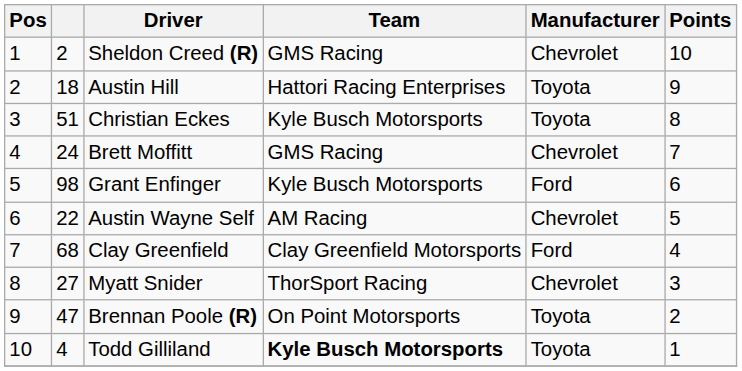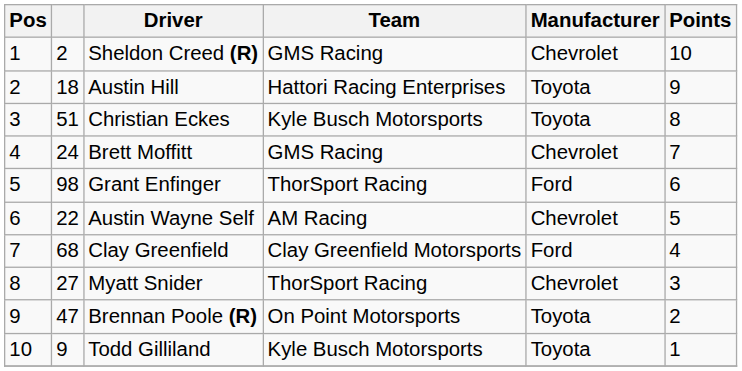(375, 184) Kyle Busch Motorsports -> (347, 184) ThorSport Racing
(62, 348) 4 -> (62, 348) 9
(385, 348) bold -> (375, 348) normal
